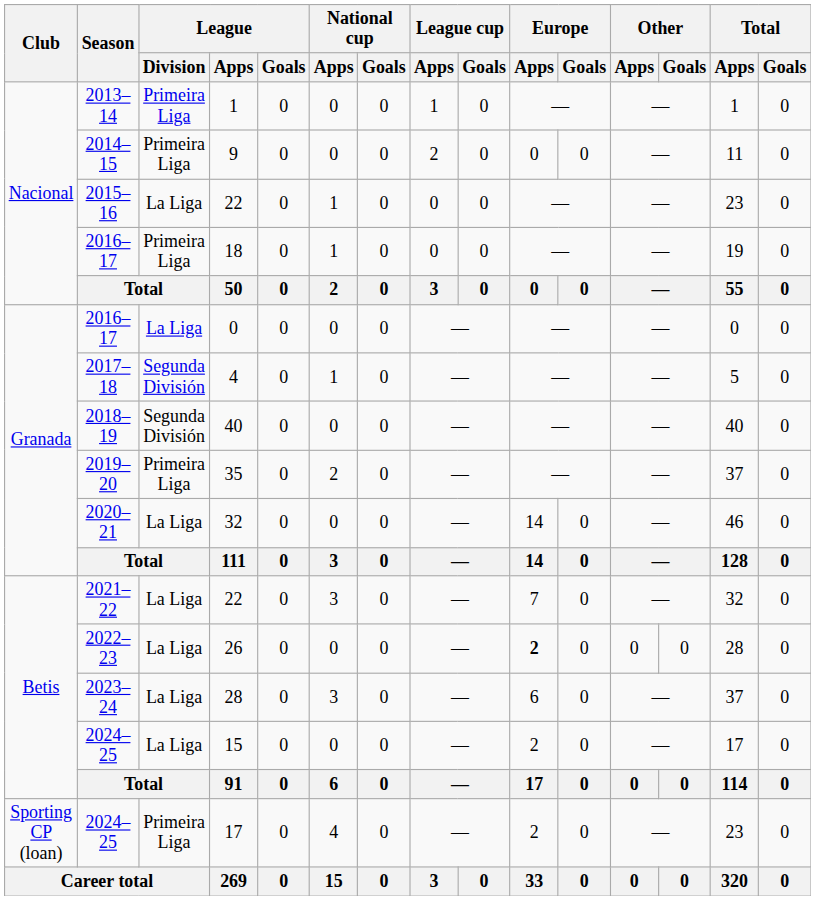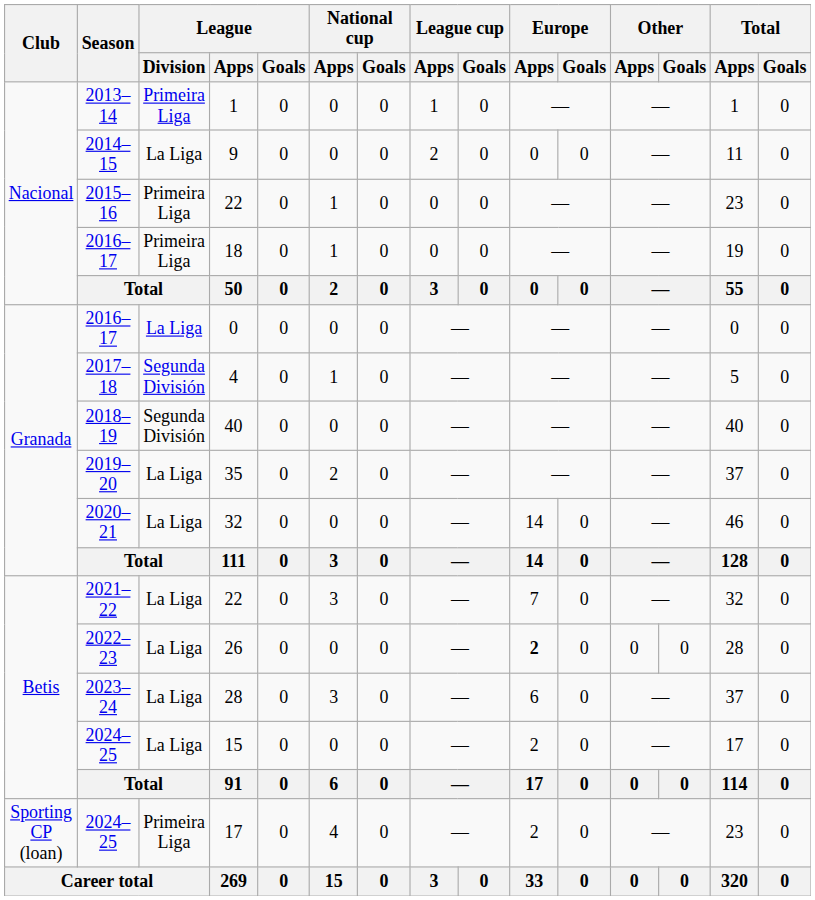(174, 154) Primeira Liga -> (174, 154) La Liga
(174, 202) La Liga -> (174, 202) Primeira Liga
(174, 474) Primeira Liga -> (174, 474) La Liga
